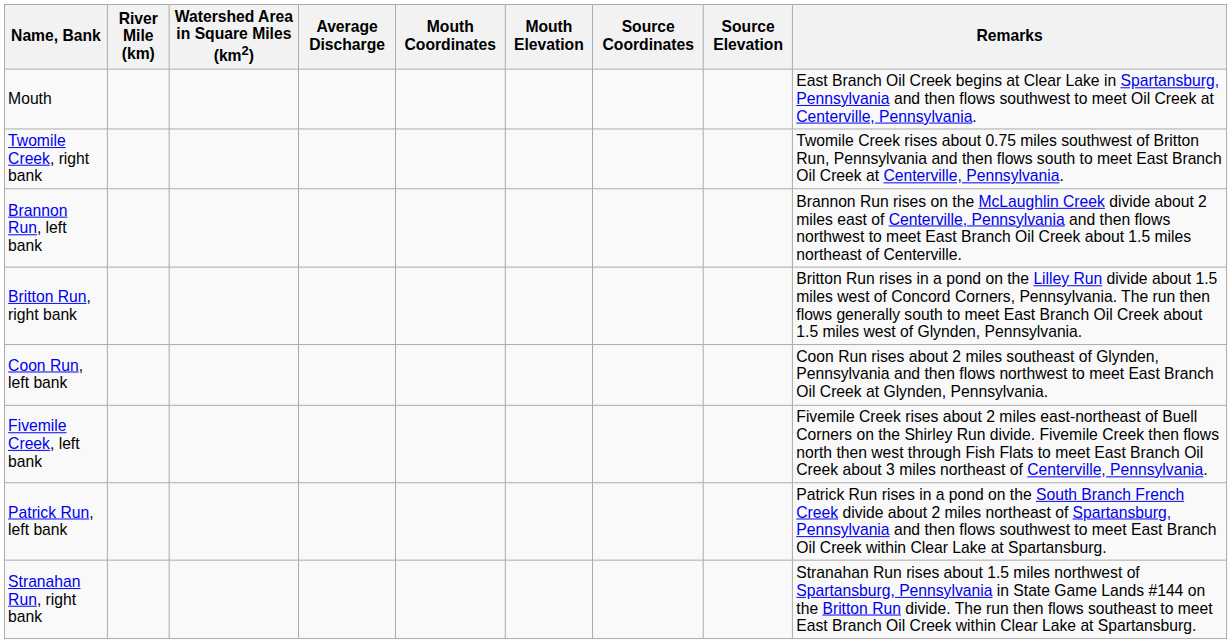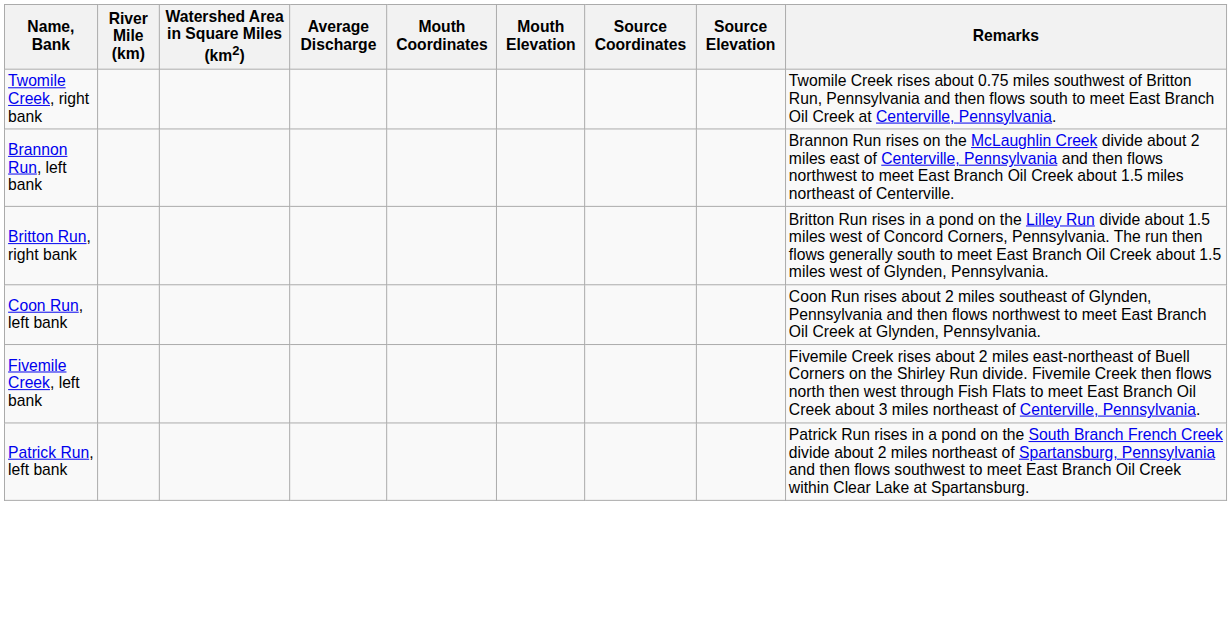- row: (30, 98)
- row: (44, 599)
